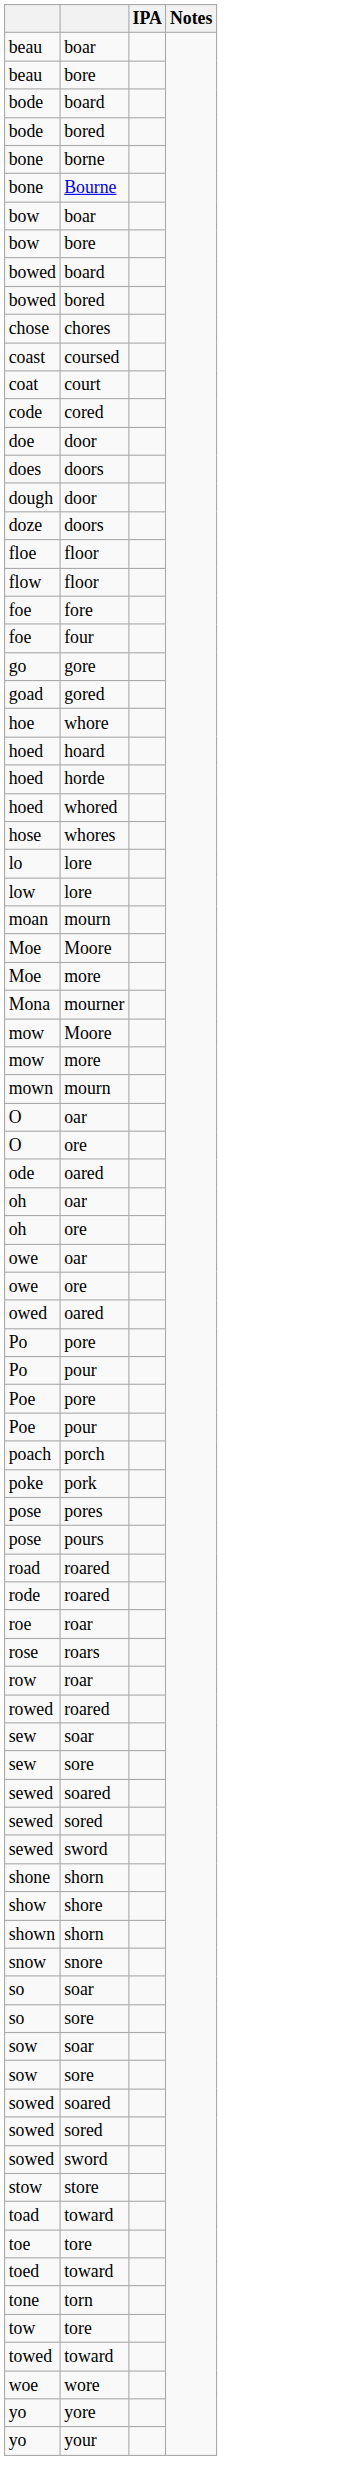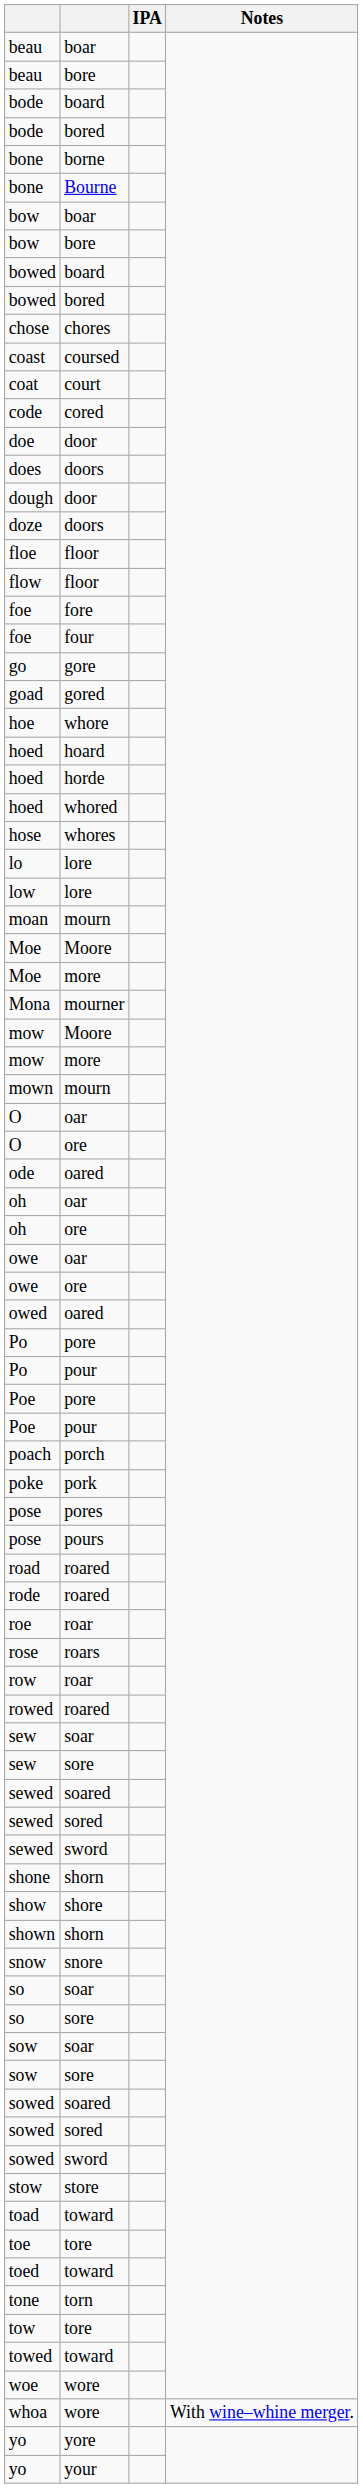+ row: (28, 2412)
